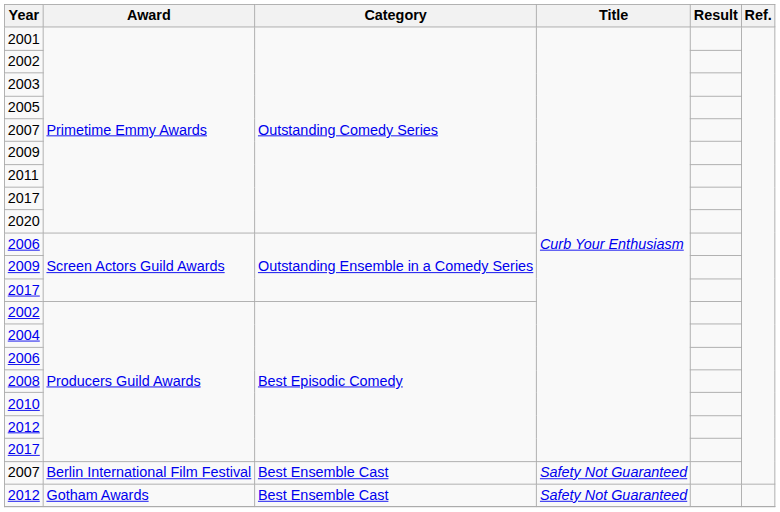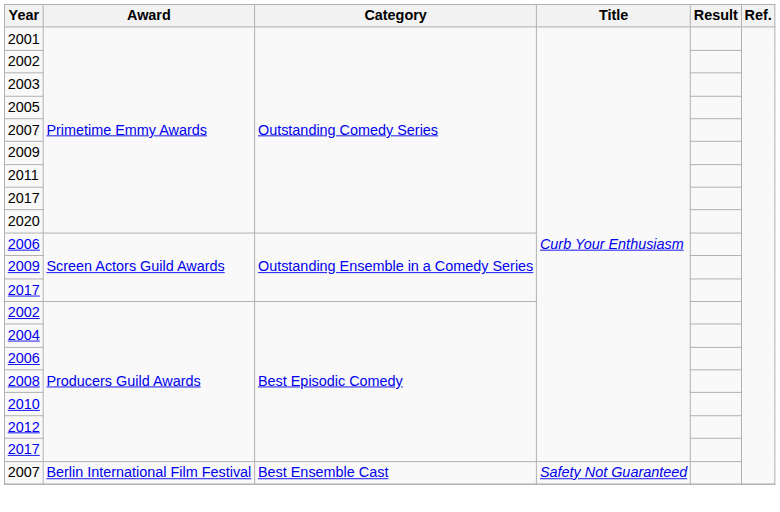- row: (24, 495)
